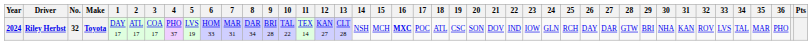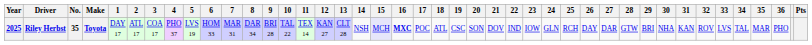(14, 28) 2024 -> (14, 28) 2025
(75, 28) 32 -> (75, 28) 35
(381, 28) no background -> (381, 28) lavender background
